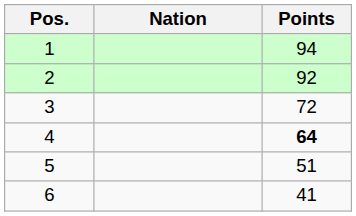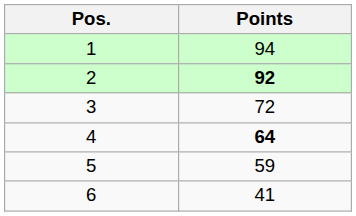- column: (178, 19)
(307, 78) normal -> (265, 78) bold
(307, 166) 51 -> (265, 166) 59
